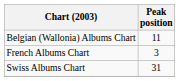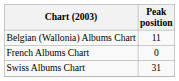(156, 53) 3 -> (156, 53) 0
